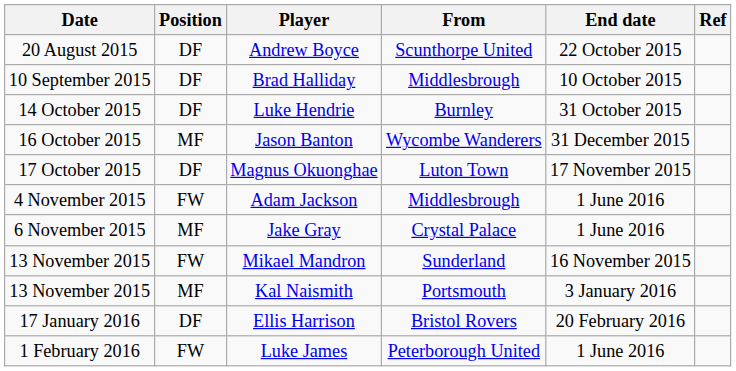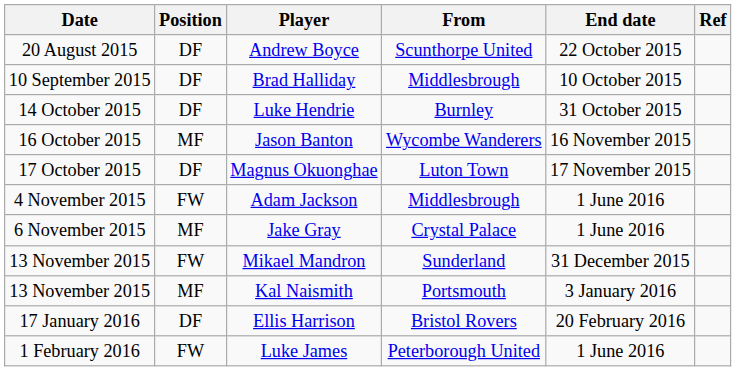(620, 140) 31 December 2015 -> (620, 140) 16 November 2015
(620, 260) 16 November 2015 -> (620, 260) 31 December 2015
